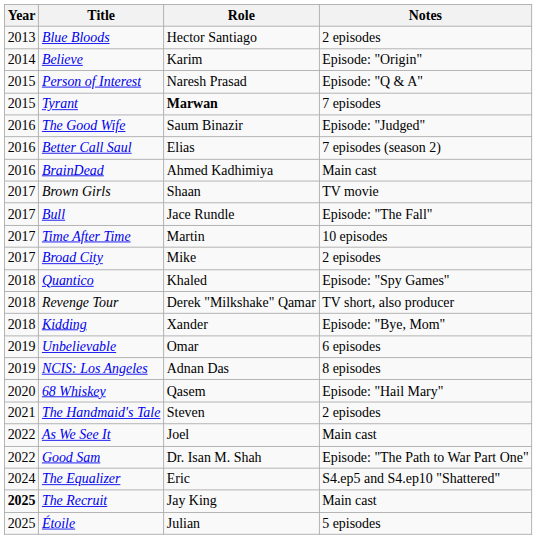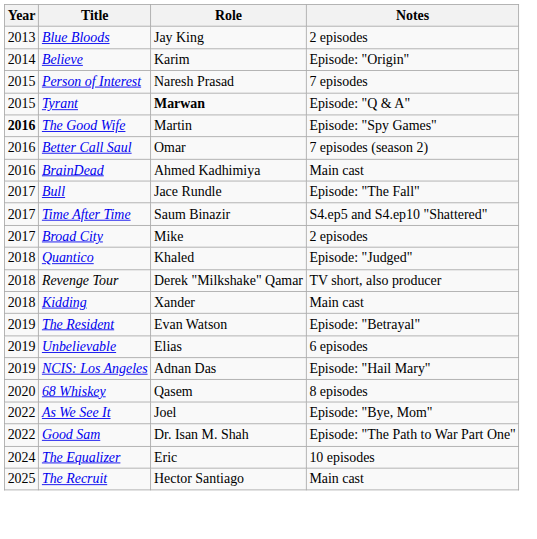(212, 37) Hector Santiago -> (179, 37) Jay King
(373, 81) Episode: "Q & A" -> (339, 81) 7 episodes
(351, 103) 7 episodes -> (360, 103) Episode: "Q & A"
(22, 125) normal -> (22, 125) bold
(205, 125) Saum Binazir -> (173, 125) Martin
(374, 125) Episode: "Judged" -> (373, 125) Episode: "Spy Games"
(181, 147) Elias -> (170, 147) Omar
- row: (76, 192)
(186, 236) Martin -> (192, 214) Saum Binazir
(355, 236) 10 episodes -> (398, 214) S4.ep5 and S4.ep10 "Shattered"
(386, 280) Episode: "Spy Games" -> (361, 258) Episode: "Judged"
(384, 324) Episode: "Bye, Mom" -> (337, 302) Main cast
+ row: (78, 324)
(183, 346) Omar -> (168, 346) Elias
(351, 368) 8 episodes -> (370, 368) Episode: "Hail Mary"
(383, 390) Episode: "Hail Mary" -> (339, 390) 8 episodes
- row: (101, 412)
(349, 434) Main cast -> (371, 412) Episode: "Bye, Mom"
(411, 479) S4.ep5 and S4.ep10 "Shattered" -> (342, 457) 10 episodes
(22, 501) bold -> (22, 479) normal
(192, 501) Jay King -> (199, 479) Hector Santiago
- row: (59, 523)
